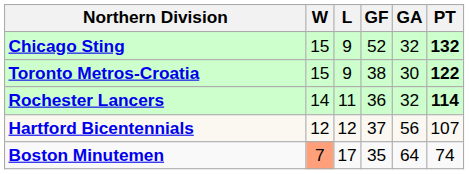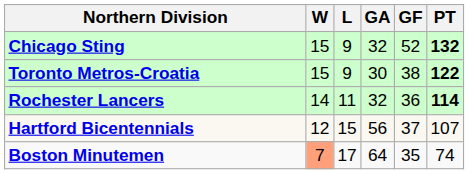columns swapped: (377, 18) <-> (410, 18)
(347, 127) 12 -> (347, 127) 15
